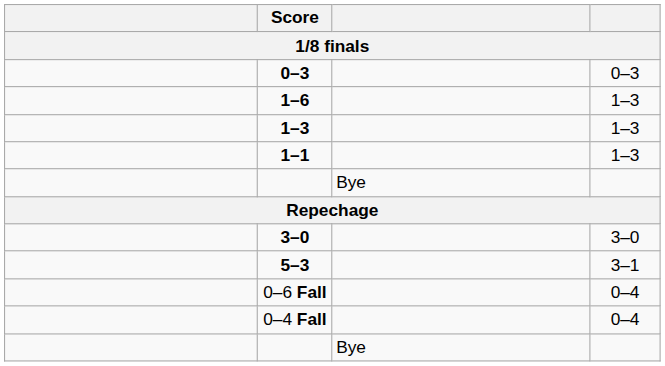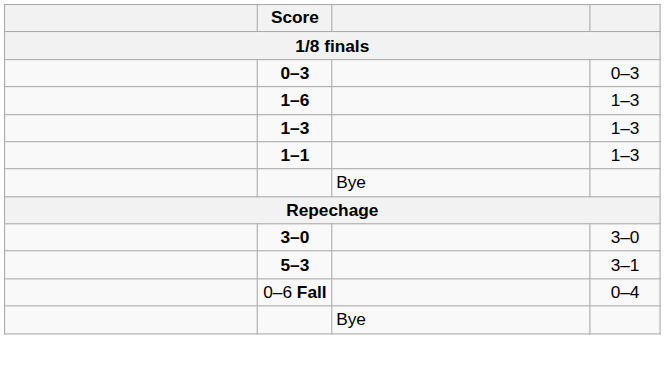- row: (295, 319)
